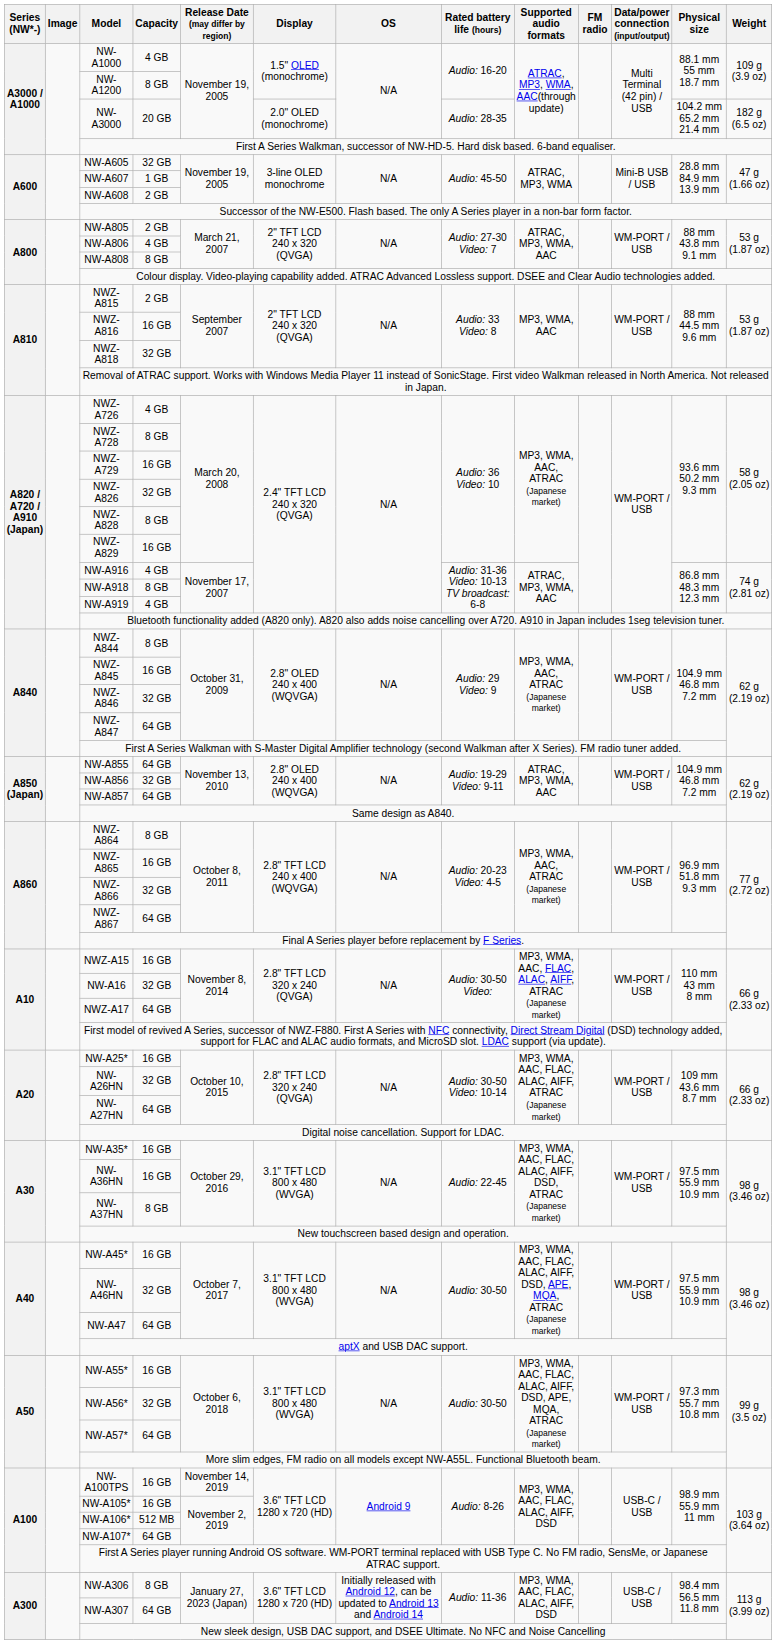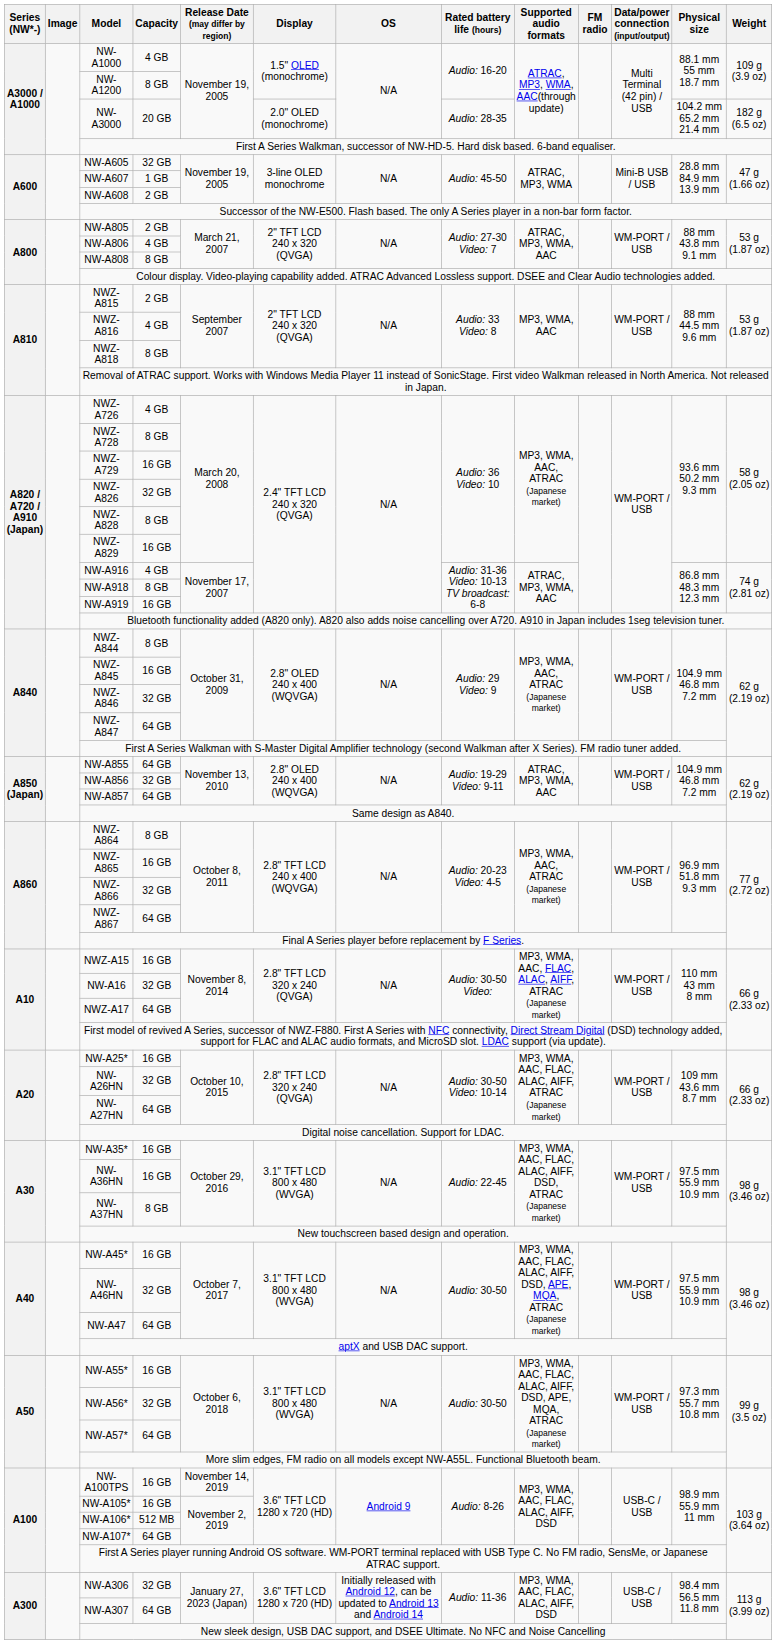(157, 326) 16 GB -> (157, 326) 4 GB
(157, 354) 32 GB -> (157, 354) 8 GB
(157, 604) 4 GB -> (157, 604) 16 GB
(157, 1585) 8 GB -> (157, 1585) 32 GB
